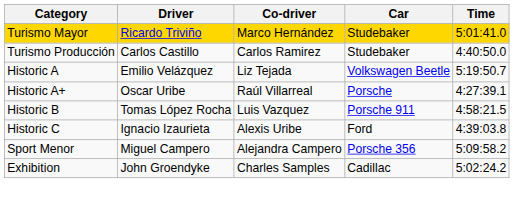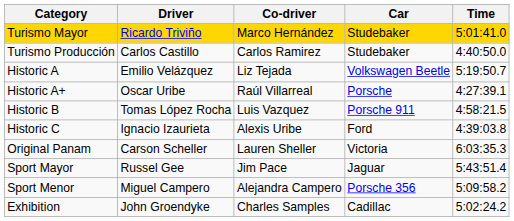+ row: (49, 149)
+ row: (40, 168)
